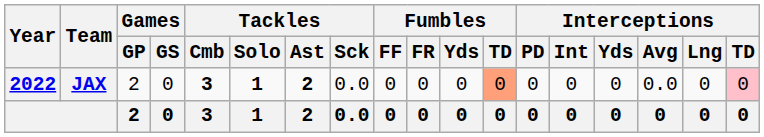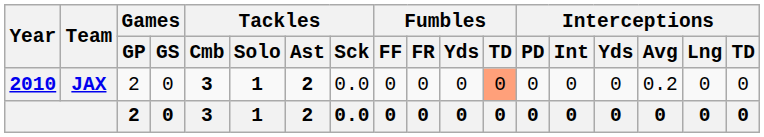(33, 84) 2022 -> (33, 84) 2010
(660, 84) 0.0 -> (660, 84) 0.2
(743, 84) pink background -> (743, 84) no background
